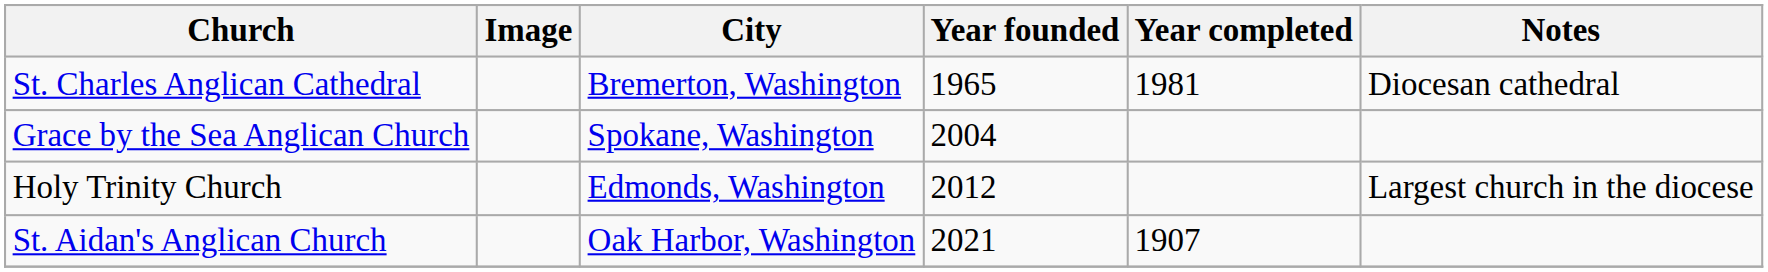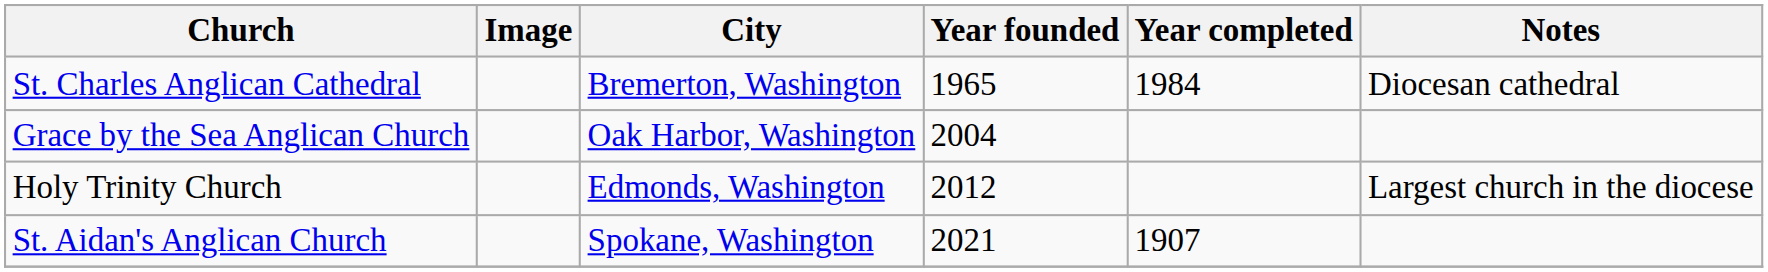(1168, 82) 1981 -> (1168, 82) 1984
(731, 135) Spokane, Washington -> (751, 135) Oak Harbor, Washington
(751, 239) Oak Harbor, Washington -> (731, 239) Spokane, Washington
